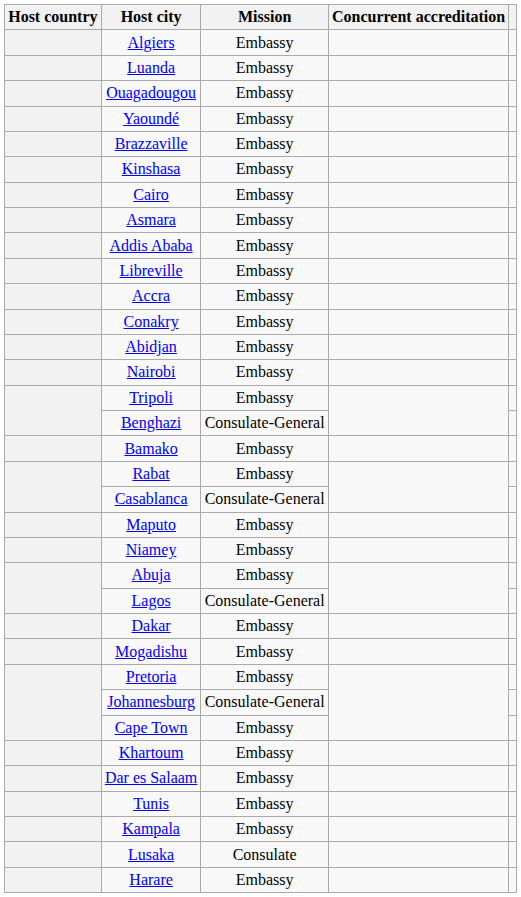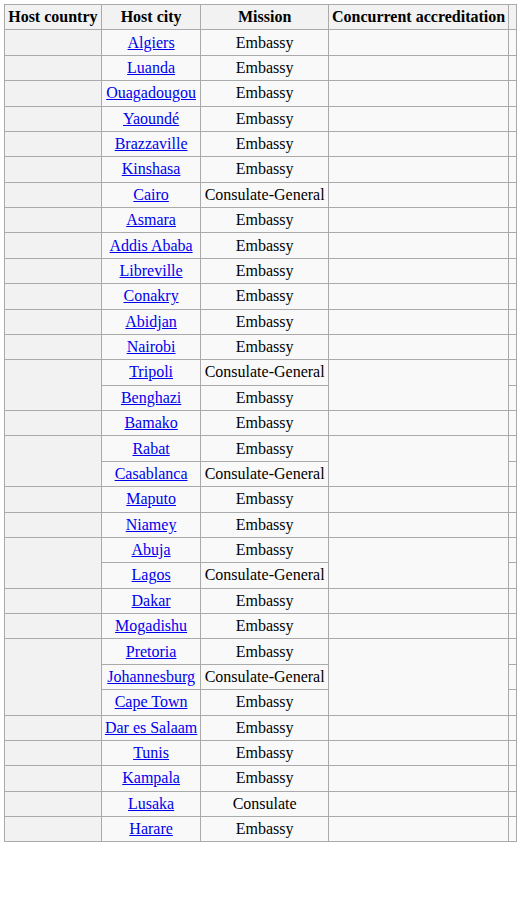(265, 194) Embassy -> (265, 194) Consulate-General
- row: (151, 296)
(265, 397) Embassy -> (265, 372) Consulate-General
(265, 423) Consulate-General -> (265, 397) Embassy
- row: (151, 753)
